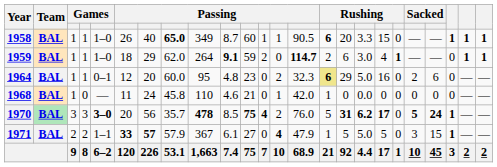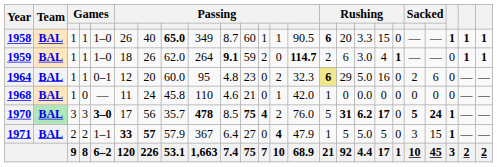(150, 57) 29 -> (150, 57) 26
(126, 114) 20 -> (126, 114) 17
(231, 133) 6.1 -> (231, 133) 6.4
